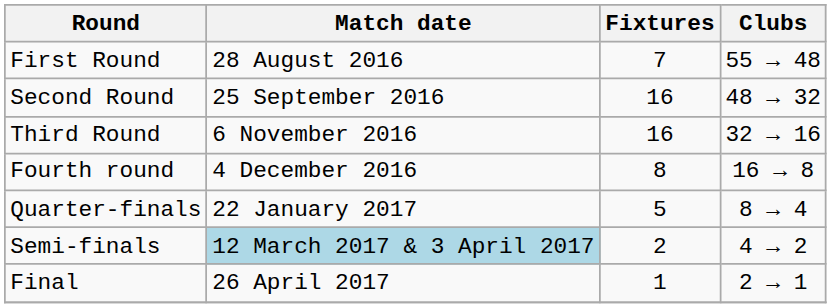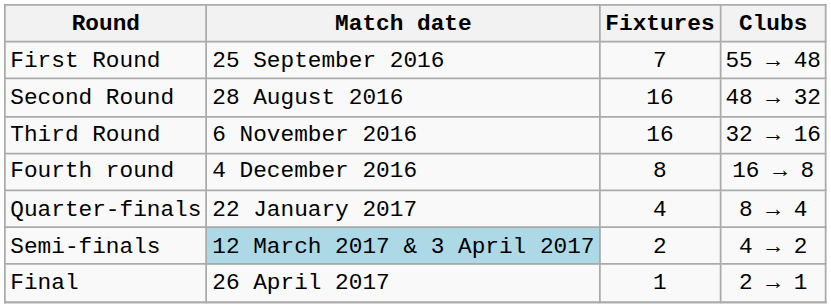(308, 60) 28 August 2016 -> (328, 60) 25 September 2016
(328, 98) 25 September 2016 -> (308, 98) 28 August 2016
(660, 209) 5 -> (660, 209) 4
